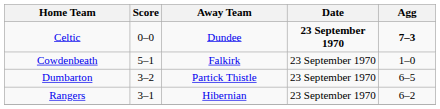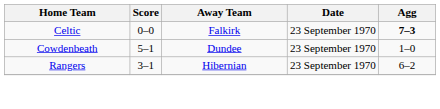(224, 36) Dundee -> (224, 30) Falkirk
(333, 36) bold -> (333, 30) normal
(224, 60) Falkirk -> (224, 48) Dundee
- row: (67, 78)
